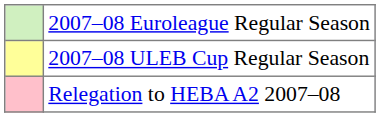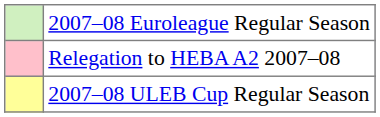rows swapped: (209, 58) <-> (194, 93)
